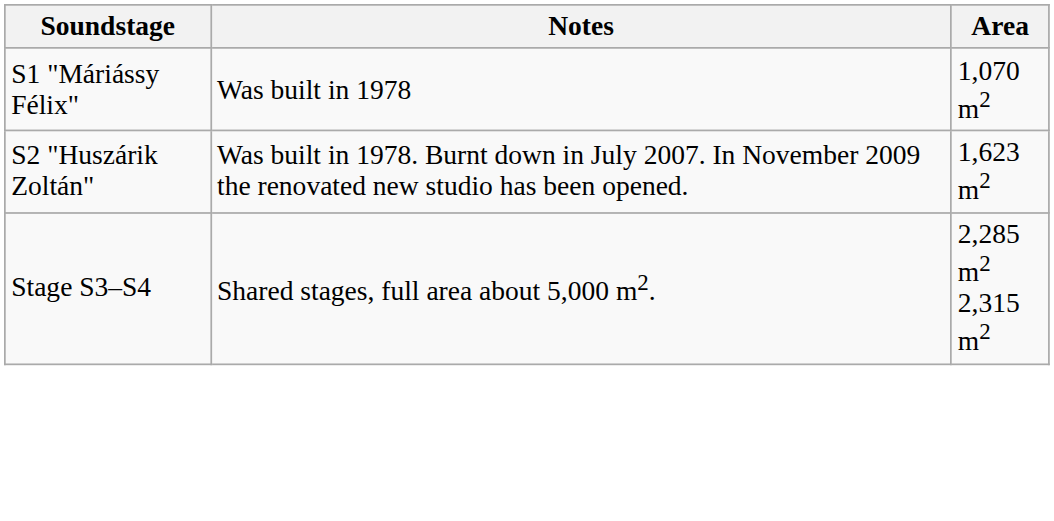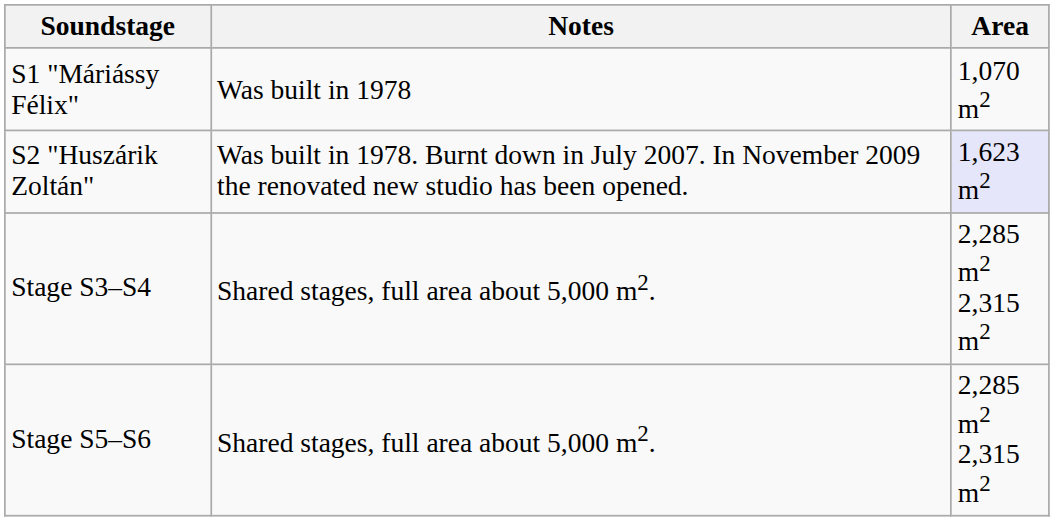(989, 171) no background -> (989, 171) lavender background
+ row: (81, 439)
